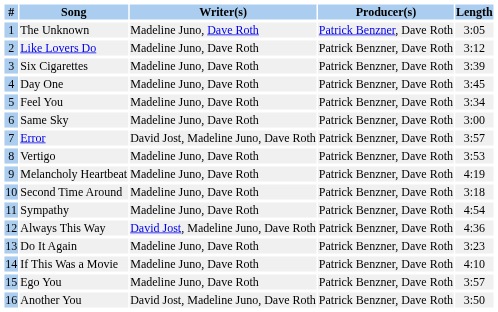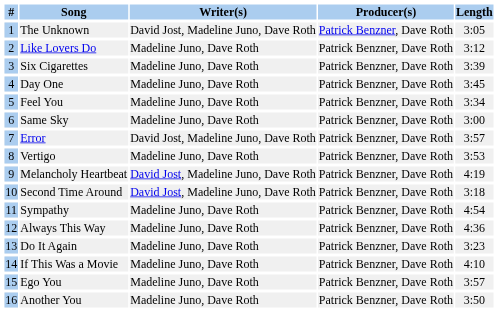(195, 30) Madeline Juno, Dave Roth -> (223, 30) David Jost, Madeline Juno, Dave Roth
(195, 174) Madeline Juno, Dave Roth -> (223, 174) David Jost, Madeline Juno, Dave Roth
(195, 192) Madeline Juno, Dave Roth -> (223, 192) David Jost, Madeline Juno, Dave Roth
(223, 228) David Jost, Madeline Juno, Dave Roth -> (195, 228) Madeline Juno, Dave Roth
(223, 300) David Jost, Madeline Juno, Dave Roth -> (195, 300) Madeline Juno, Dave Roth
